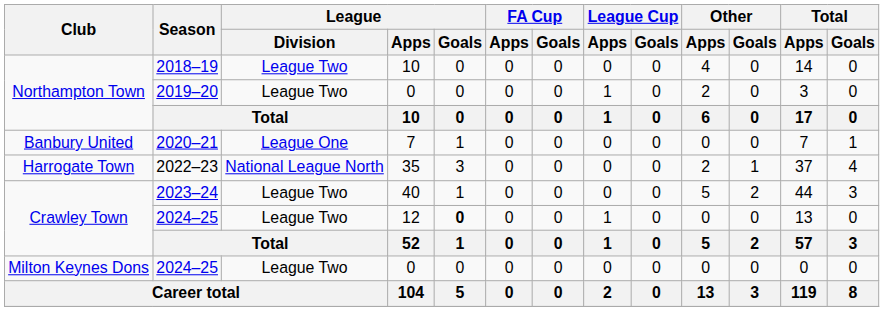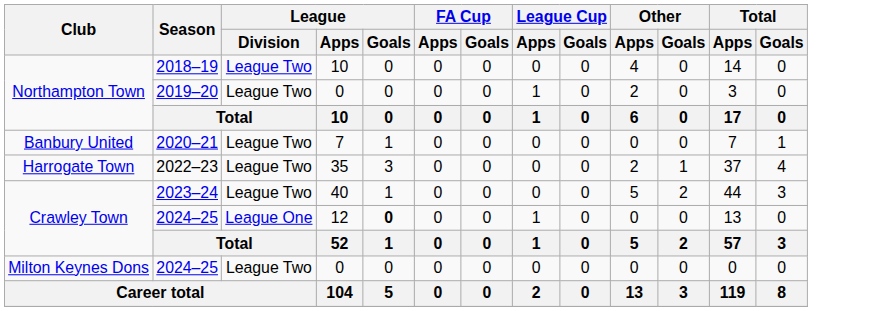(305, 142) League One -> (269, 142) League Two
(305, 167) National League North -> (269, 167) League Two
(305, 218) League Two -> (269, 218) League One
